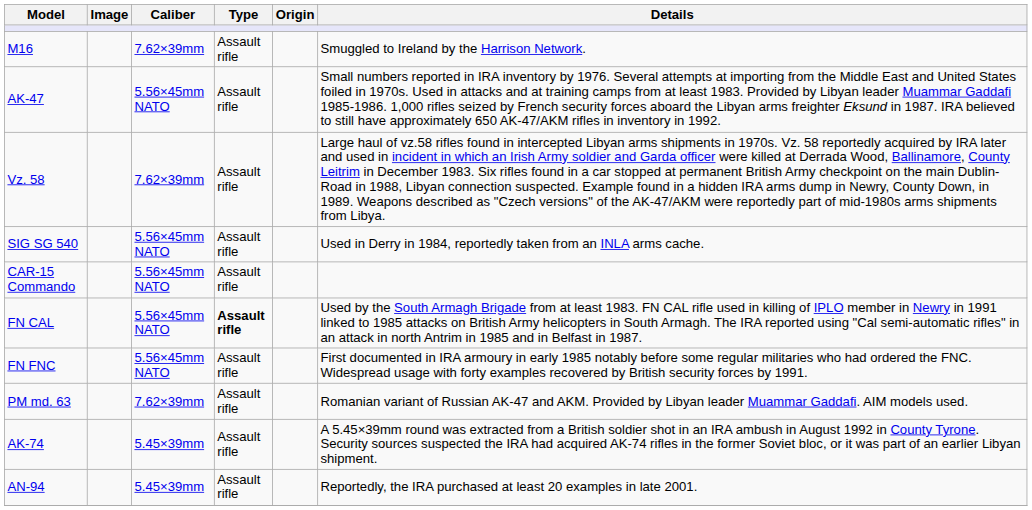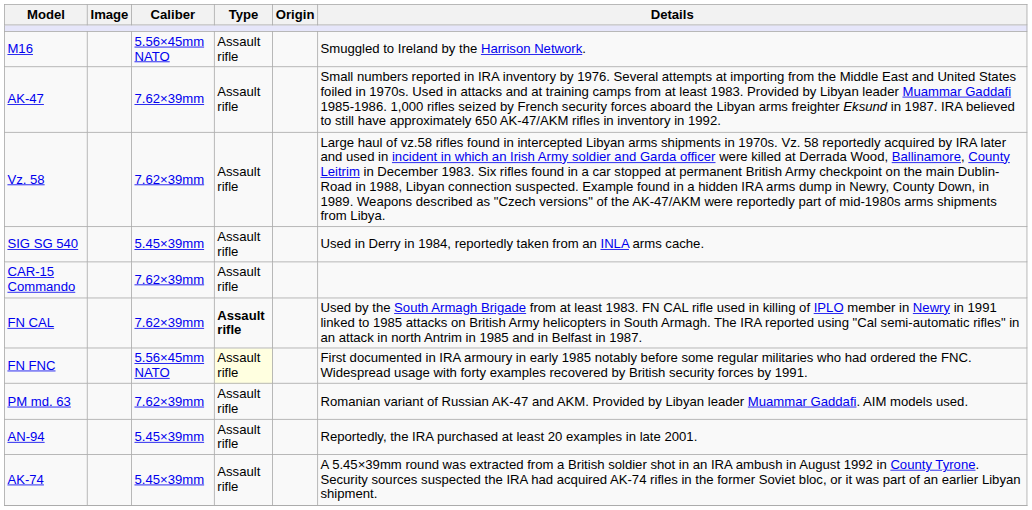(169, 49) 7.62×39mm -> (169, 49) 5.56×45mm NATO
(169, 99) 5.56×45mm NATO -> (169, 99) 7.62×39mm
(169, 244) 5.56×45mm NATO -> (169, 244) 5.45×39mm
(169, 279) 5.56×45mm NATO -> (169, 279) 7.62×39mm
(169, 322) 5.56×45mm NATO -> (169, 322) 7.62×39mm
(239, 365) no background -> (239, 365) lightyellow background
rows swapped: (26, 444) <-> (26, 487)
